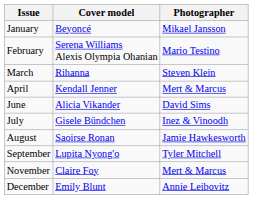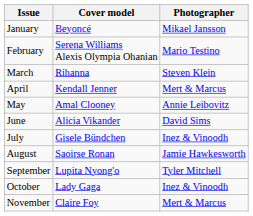+ row: (16, 105)
+ row: (23, 186)
- row: (28, 186)
